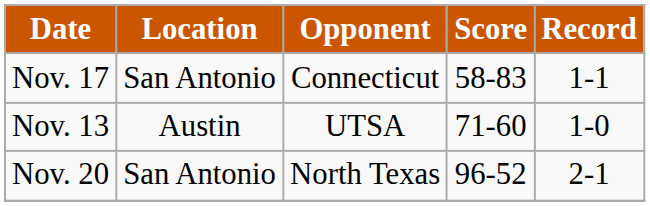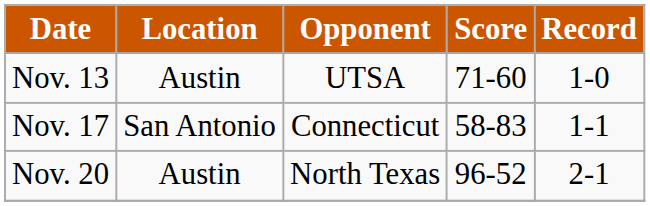rows swapped: (61, 126) <-> (61, 77)
(200, 175) San Antonio -> (200, 175) Austin
